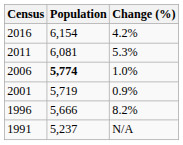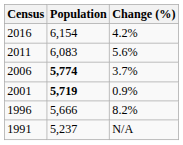(64, 52) 6,081 -> (64, 52) 6,083
(125, 52) 5.3% -> (125, 52) 5.6%
(125, 71) 1.0% -> (125, 71) 3.7%
(64, 91) normal -> (64, 91) bold
